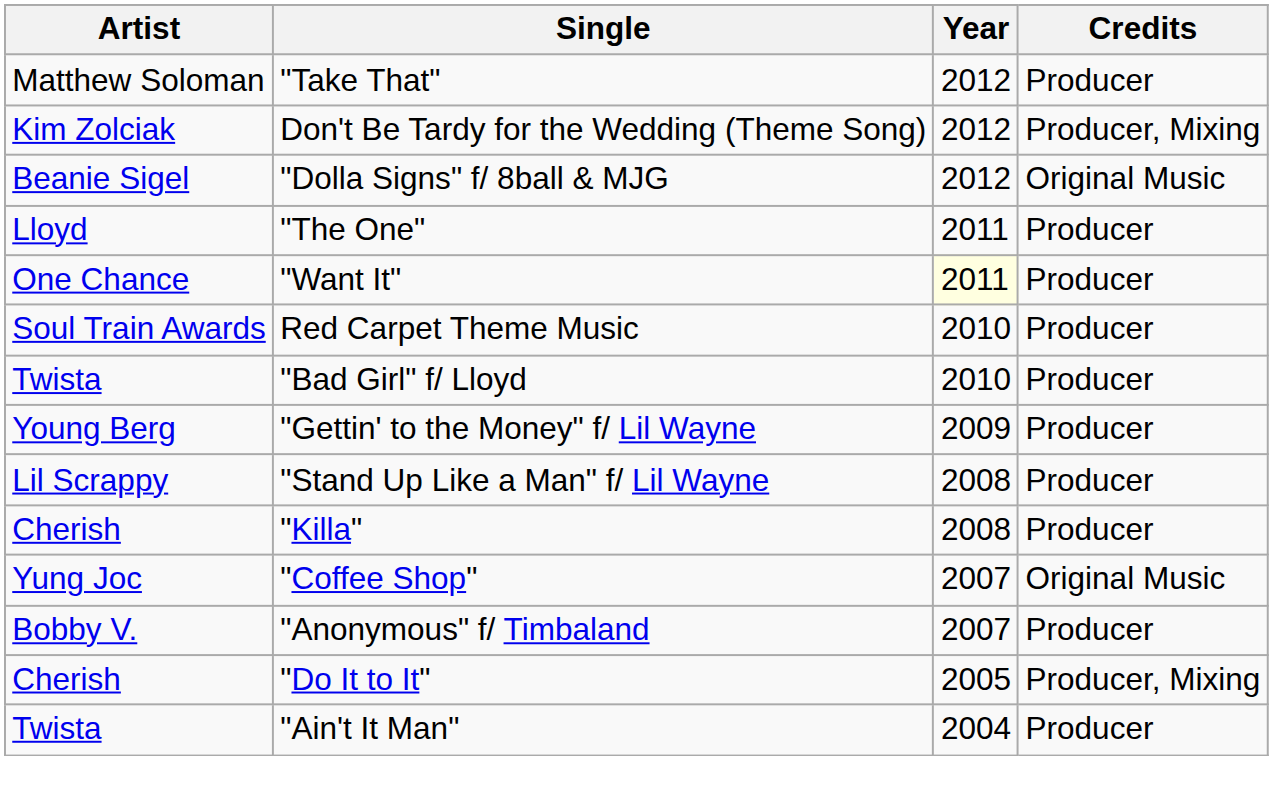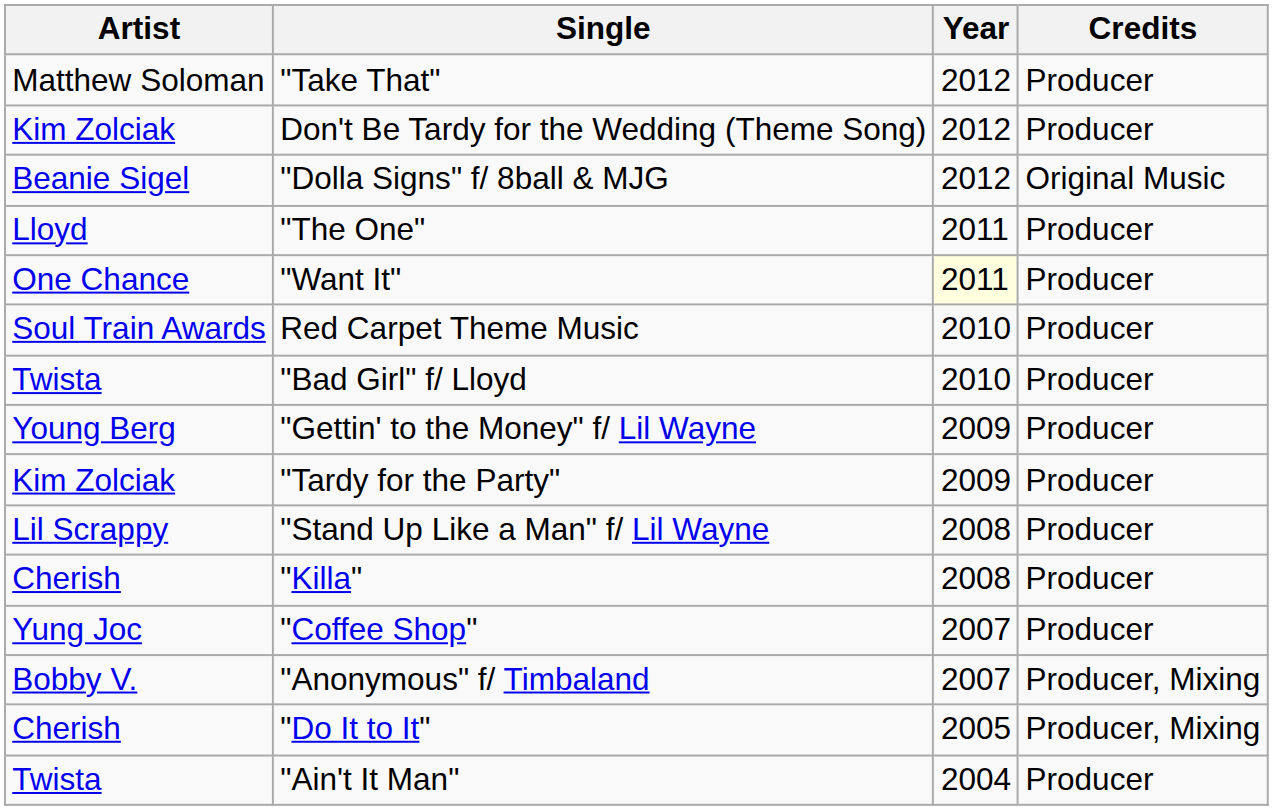(1143, 129) Producer, Mixing -> (1089, 129) Producer
+ row: (420, 479)
(1125, 579) Original Music -> (1089, 629) Producer
(1089, 629) Producer -> (1143, 679) Producer, Mixing
